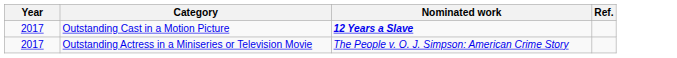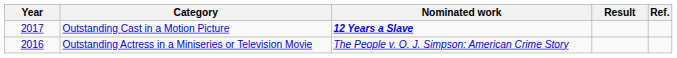+ column: (620, 12)
(32, 45) 2017 -> (32, 45) 2016
